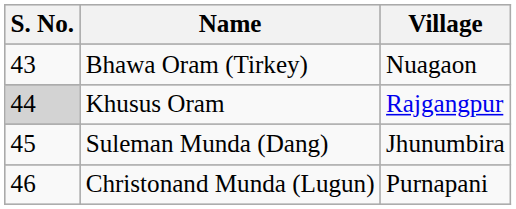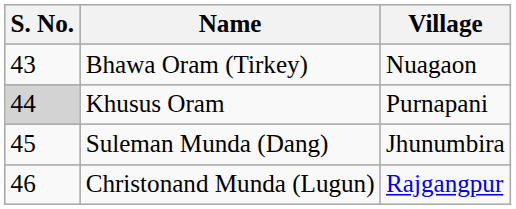(445, 104) Rajgangpur -> (437, 104) Purnapani
(437, 183) Purnapani -> (445, 183) Rajgangpur
